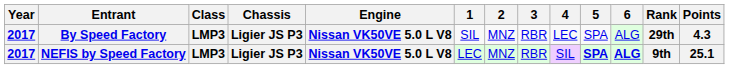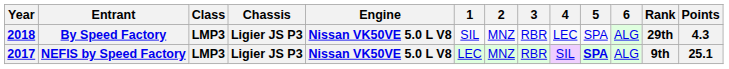(21, 35) 2017 -> (21, 35) 2018
(627, 54) bold -> (627, 54) normal
